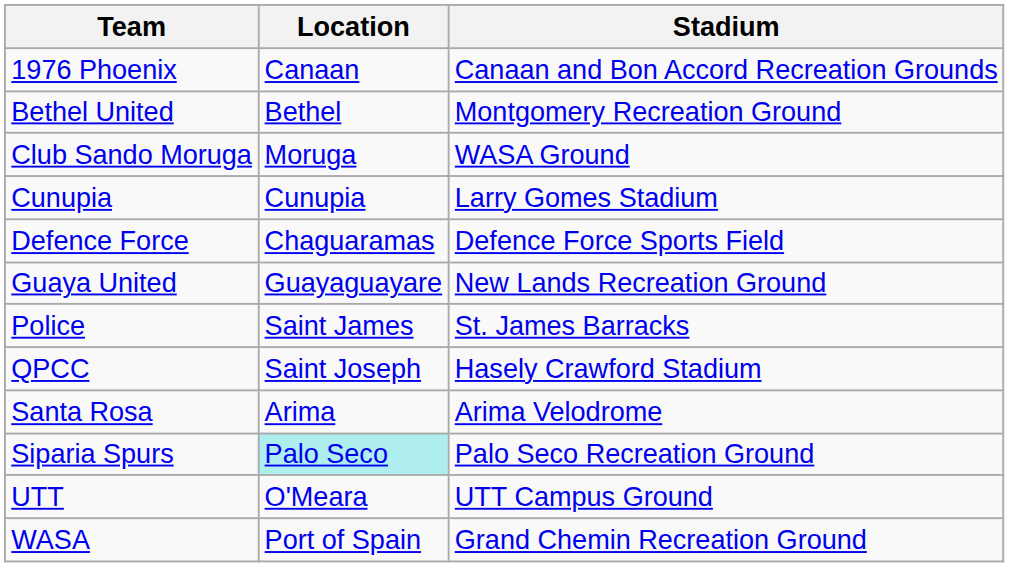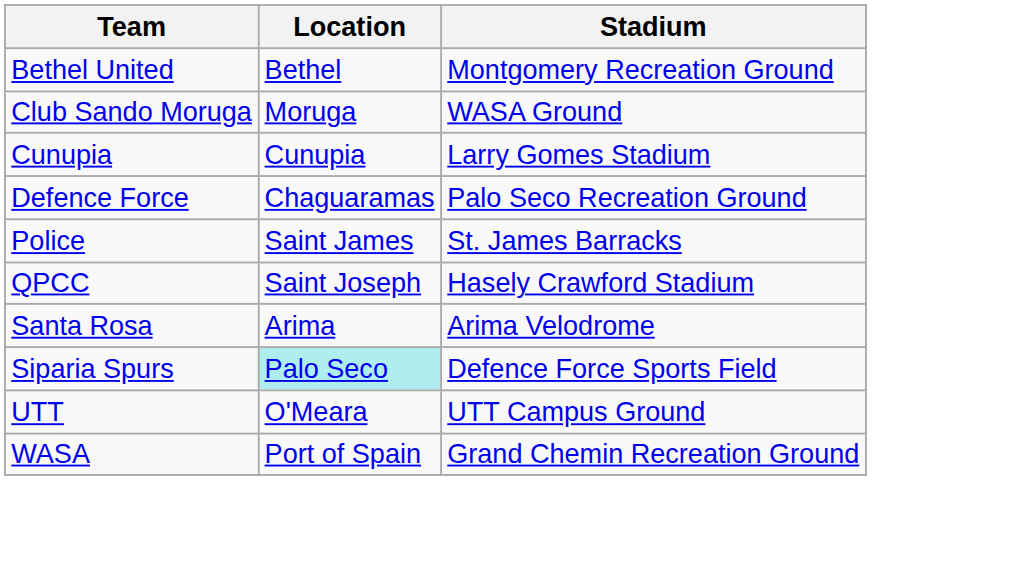- row: (94, 69)
(619, 241) Defence Force Sports Field -> (627, 198) Palo Seco Recreation Ground
- row: (94, 283)
(635, 454) Palo Seco Recreation Ground -> (612, 369) Defence Force Sports Field
